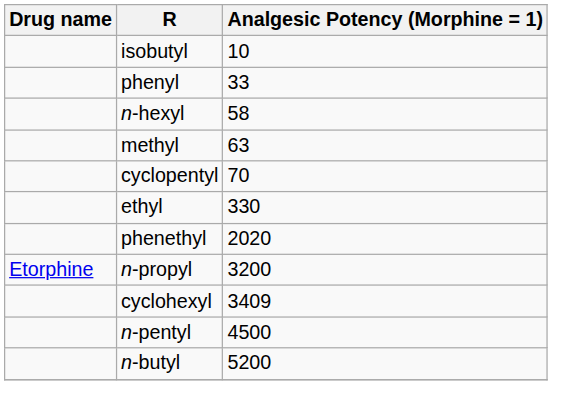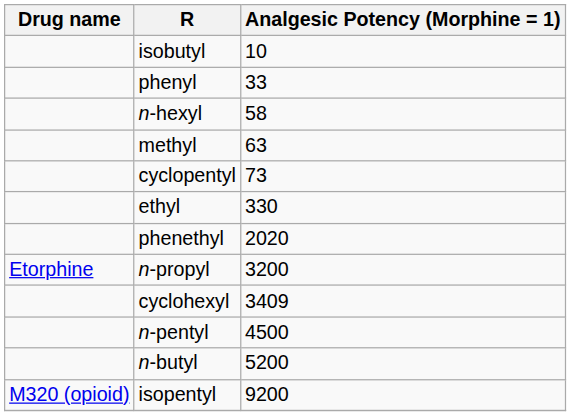(238, 176) 70 -> (256, 176) 73
+ row: (177, 394)
